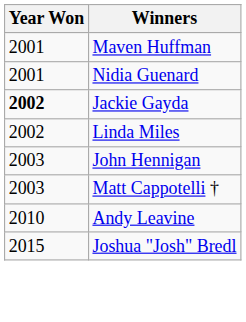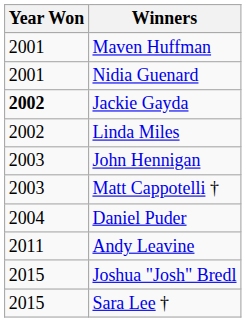+ row: (139, 217)
(27, 217) 2010 -> (26, 246) 2011
+ row: (131, 302)
